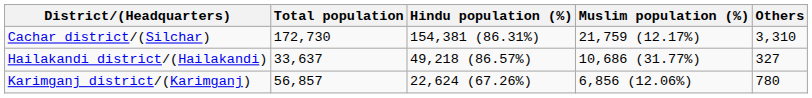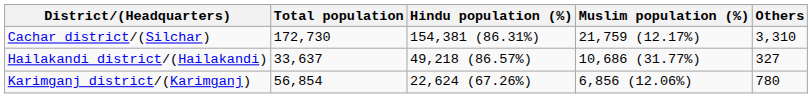(298, 82) 56,857 -> (298, 82) 56,854
